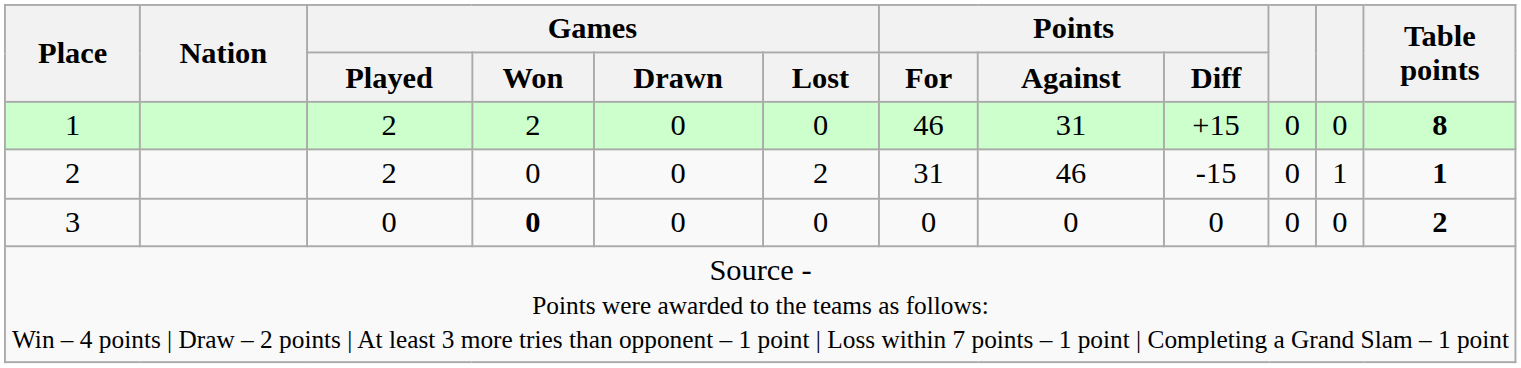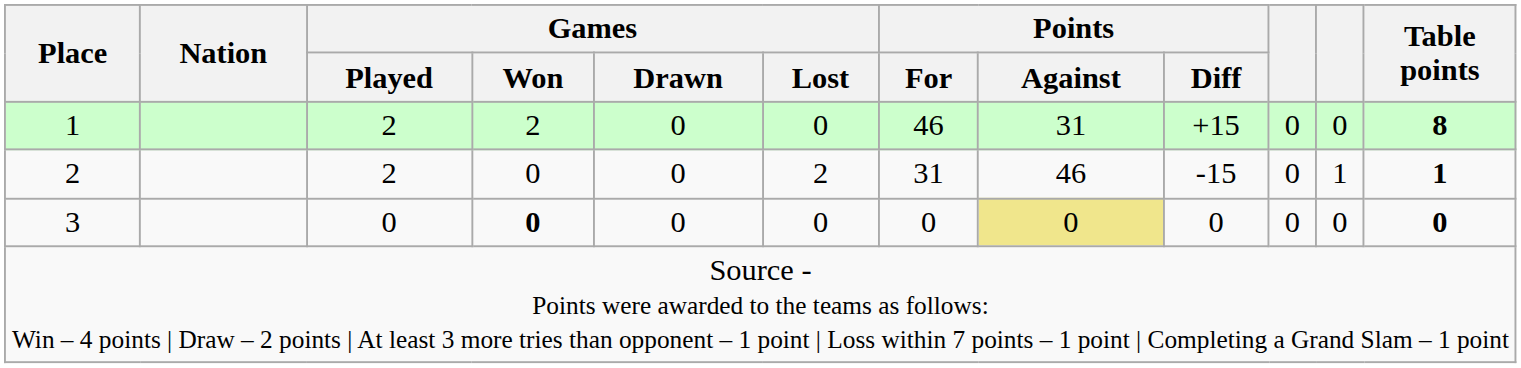(1071, 221) no background -> (1071, 221) khaki background
(1440, 221) 2 -> (1440, 221) 0
